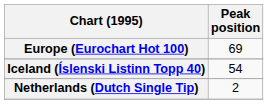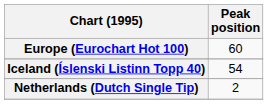(236, 48) 69 -> (236, 48) 60
